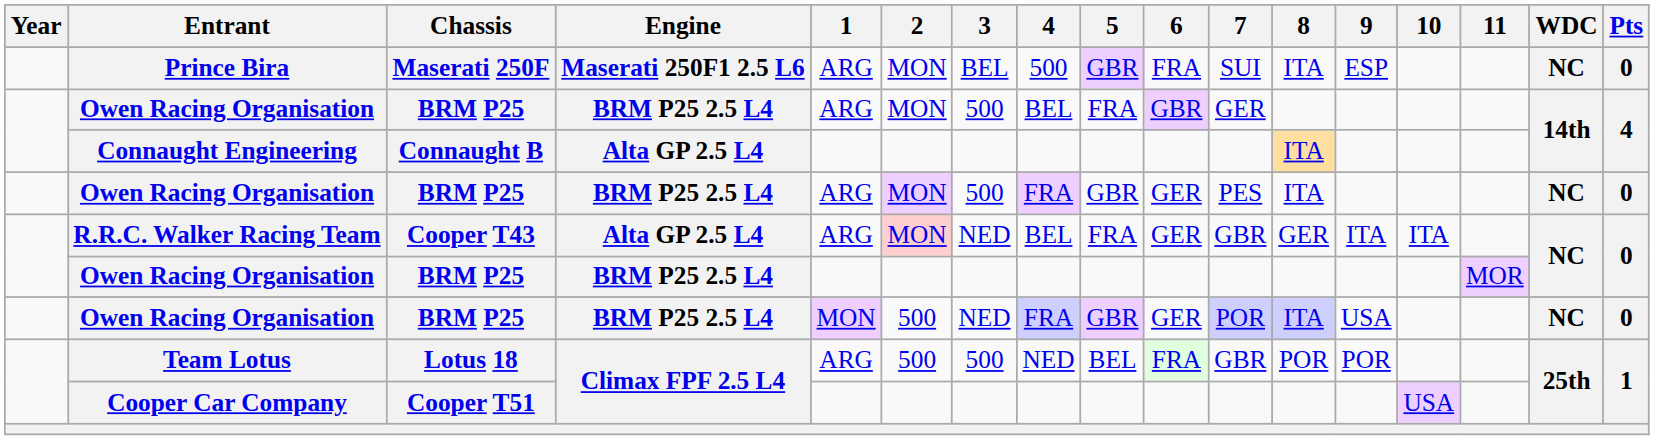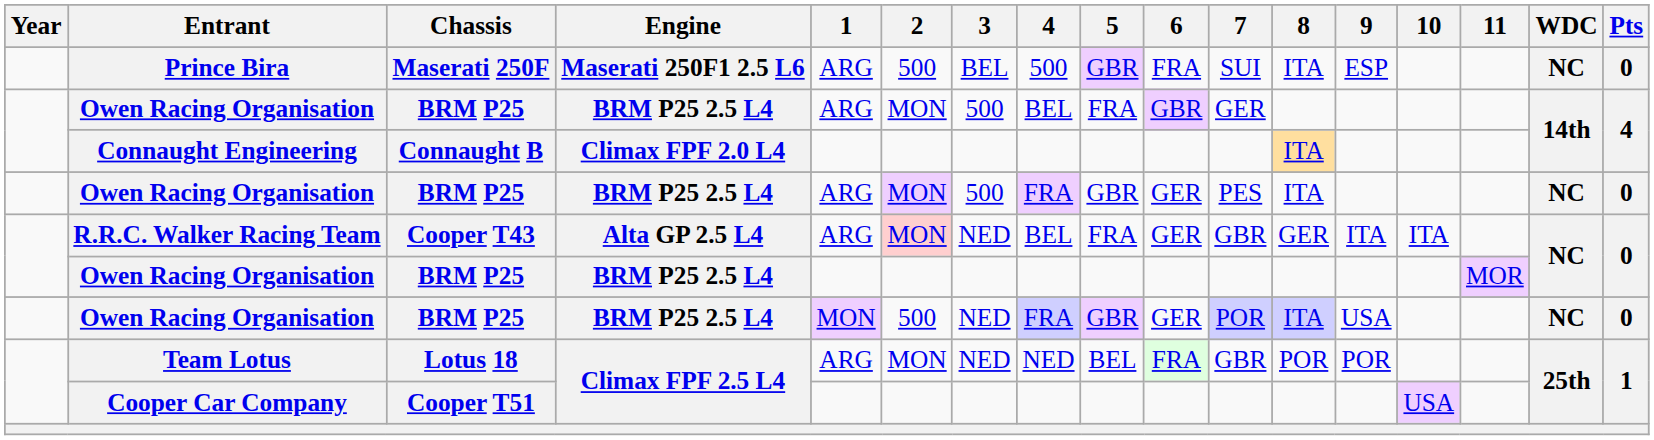(917, 67) MON -> (917, 67) 500
(683, 151) Alta GP 2.5 L4 -> (683, 151) Climax FPF 2.0 L4
(917, 360) 500 -> (917, 360) MON
(985, 360) 500 -> (985, 360) NED
